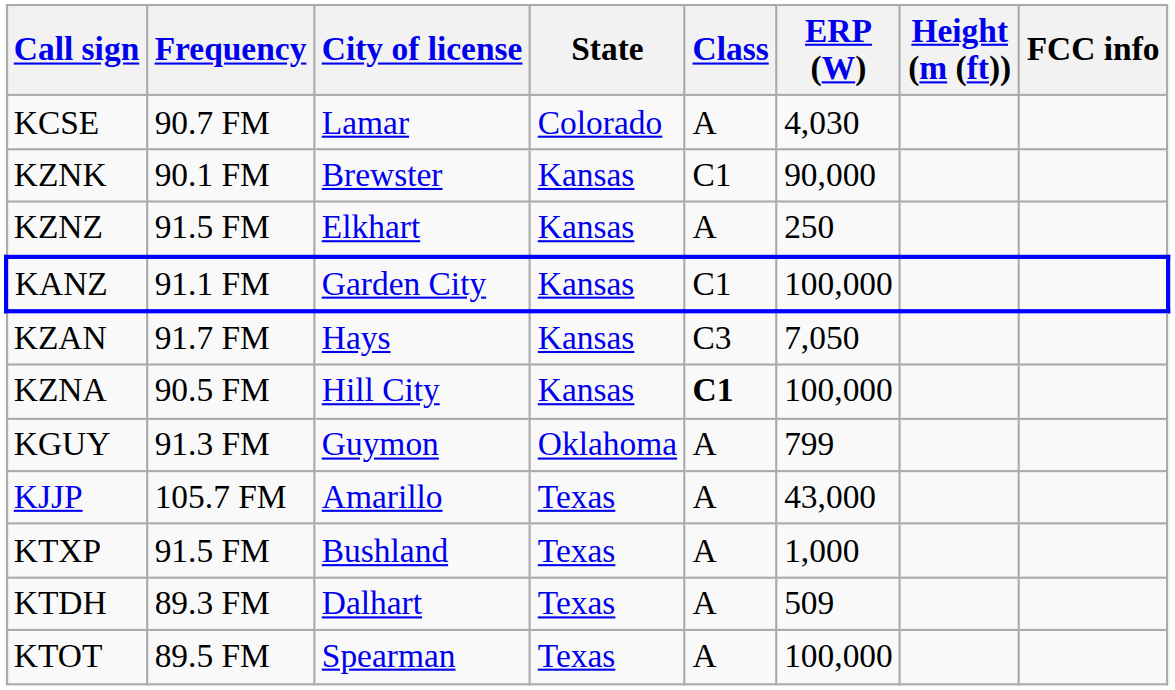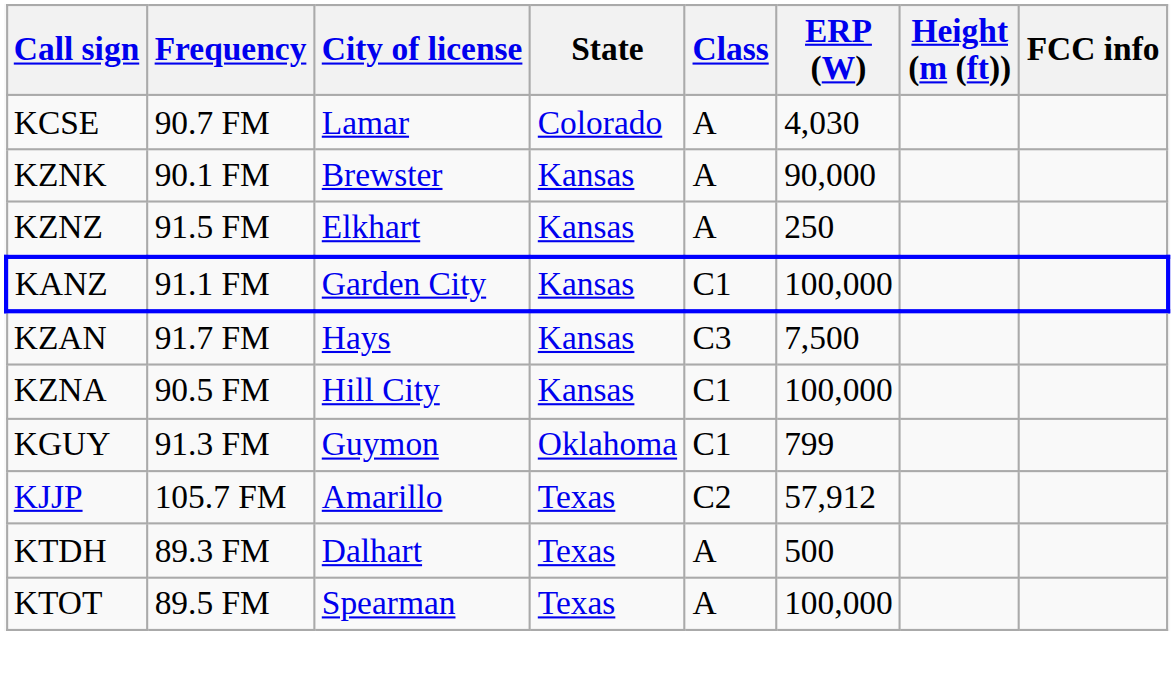(712, 174) C1 -> (705, 174) A
(822, 337) 7,050 -> (822, 337) 7,500
(713, 391) bold -> (712, 391) normal
(705, 444) A -> (712, 444) C1
(705, 497) A -> (712, 497) C2
(830, 497) 43,000 -> (830, 497) 57,912
- row: (57, 550)
(809, 603) 509 -> (809, 550) 500
